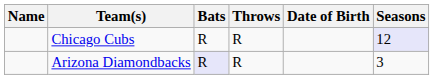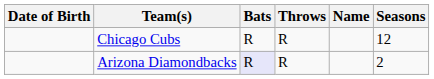columns swapped: (26, 16) <-> (328, 16)
(384, 39) lavender background -> (384, 39) no background
(380, 62) 3 -> (380, 62) 2
